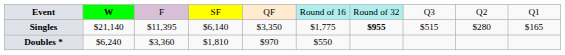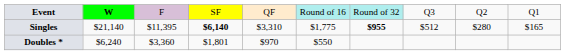(216, 27) normal -> (216, 27) bold
(269, 27) $3,350 -> (269, 27) $3,310
(429, 27) $515 -> (429, 27) $512
(216, 42) $1,810 -> (216, 42) $1,801
